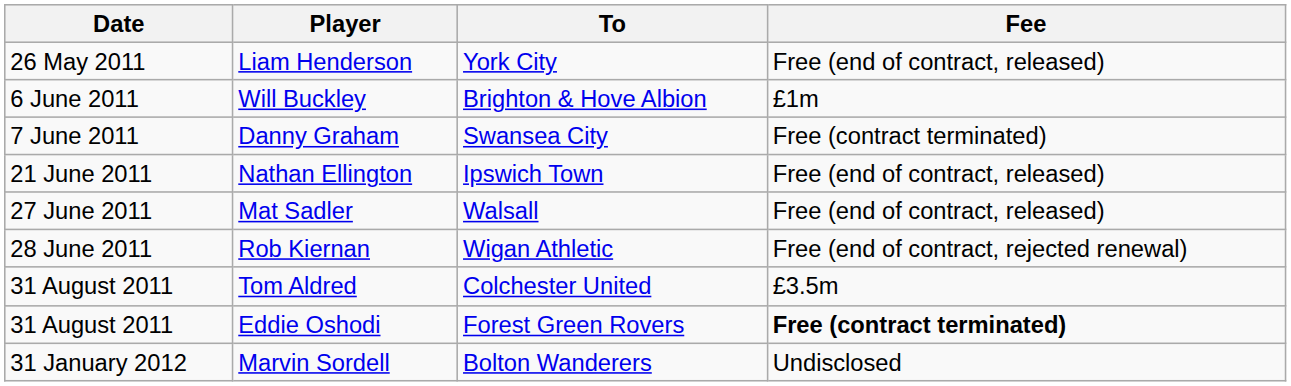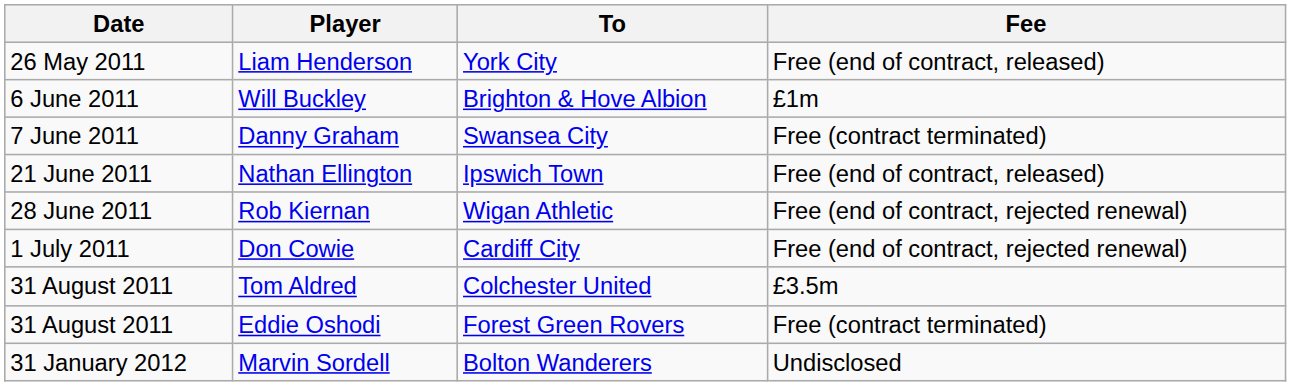- row: (296, 211)
+ row: (296, 249)
(919, 324) bold -> (910, 324) normal
